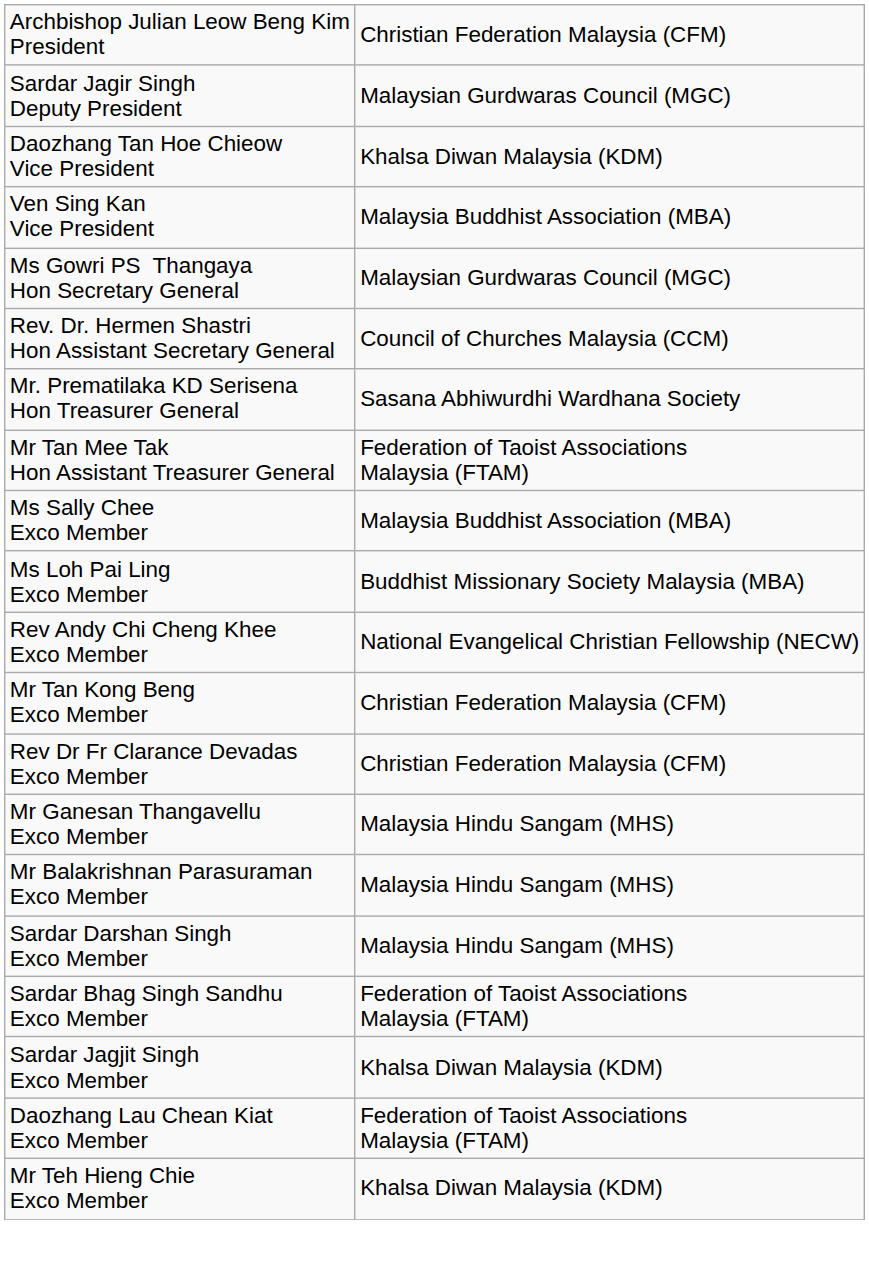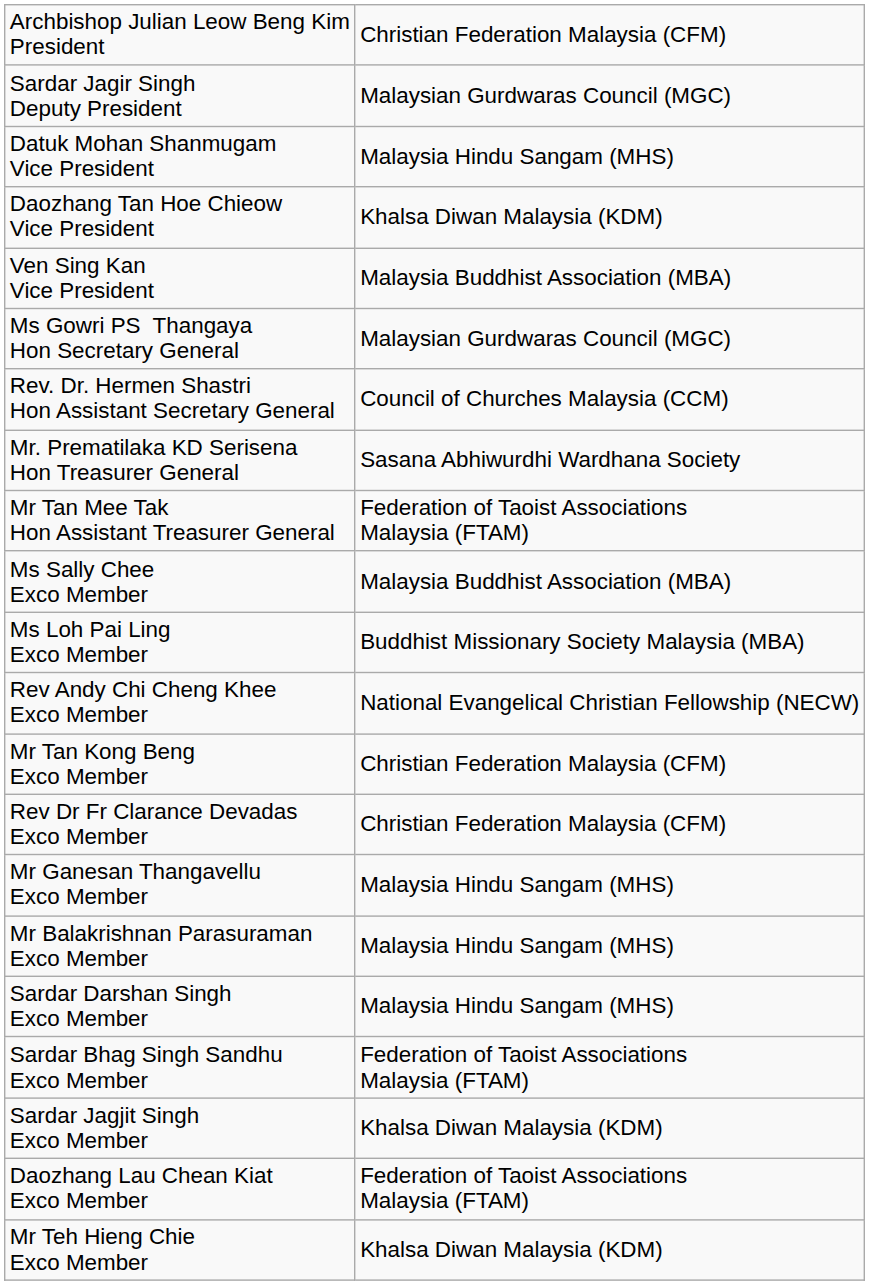+ row: (143, 156)
